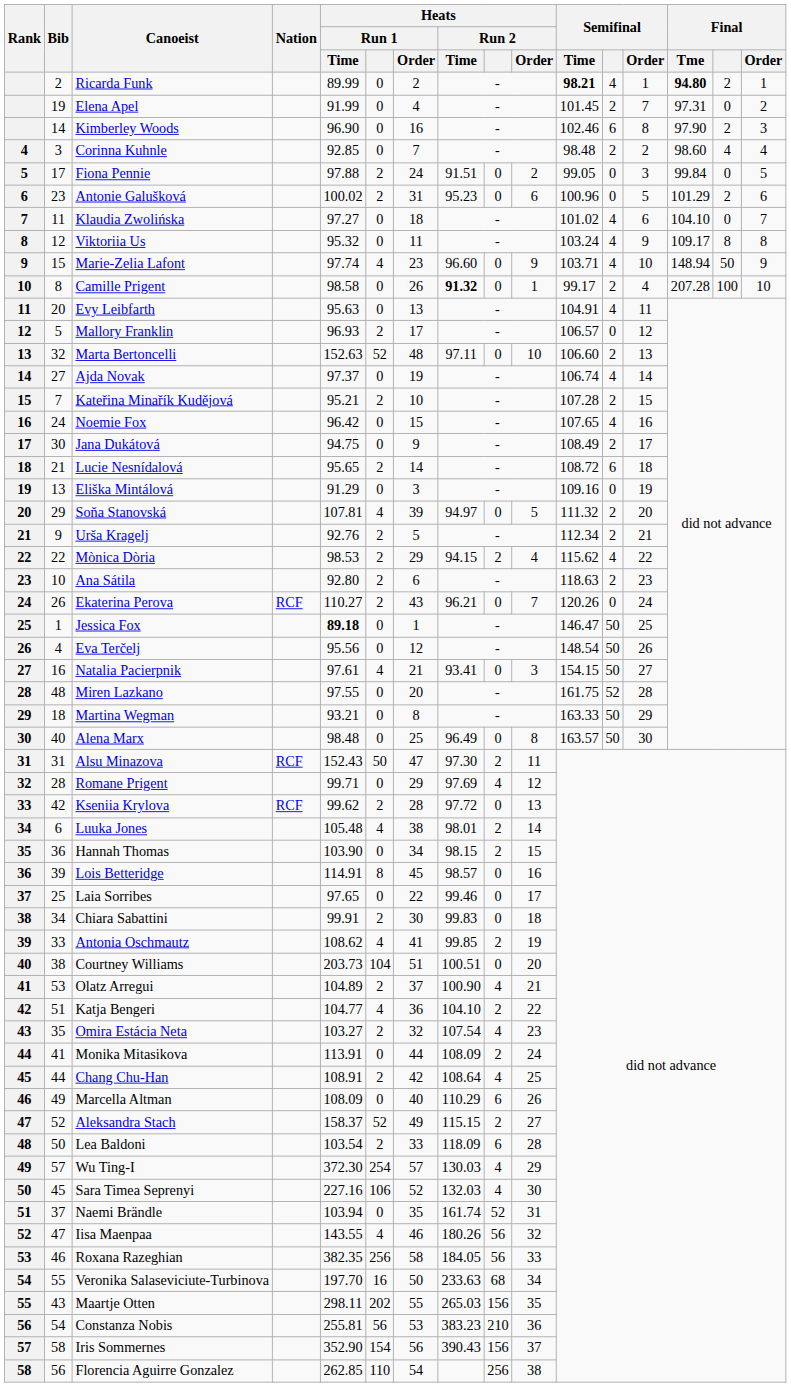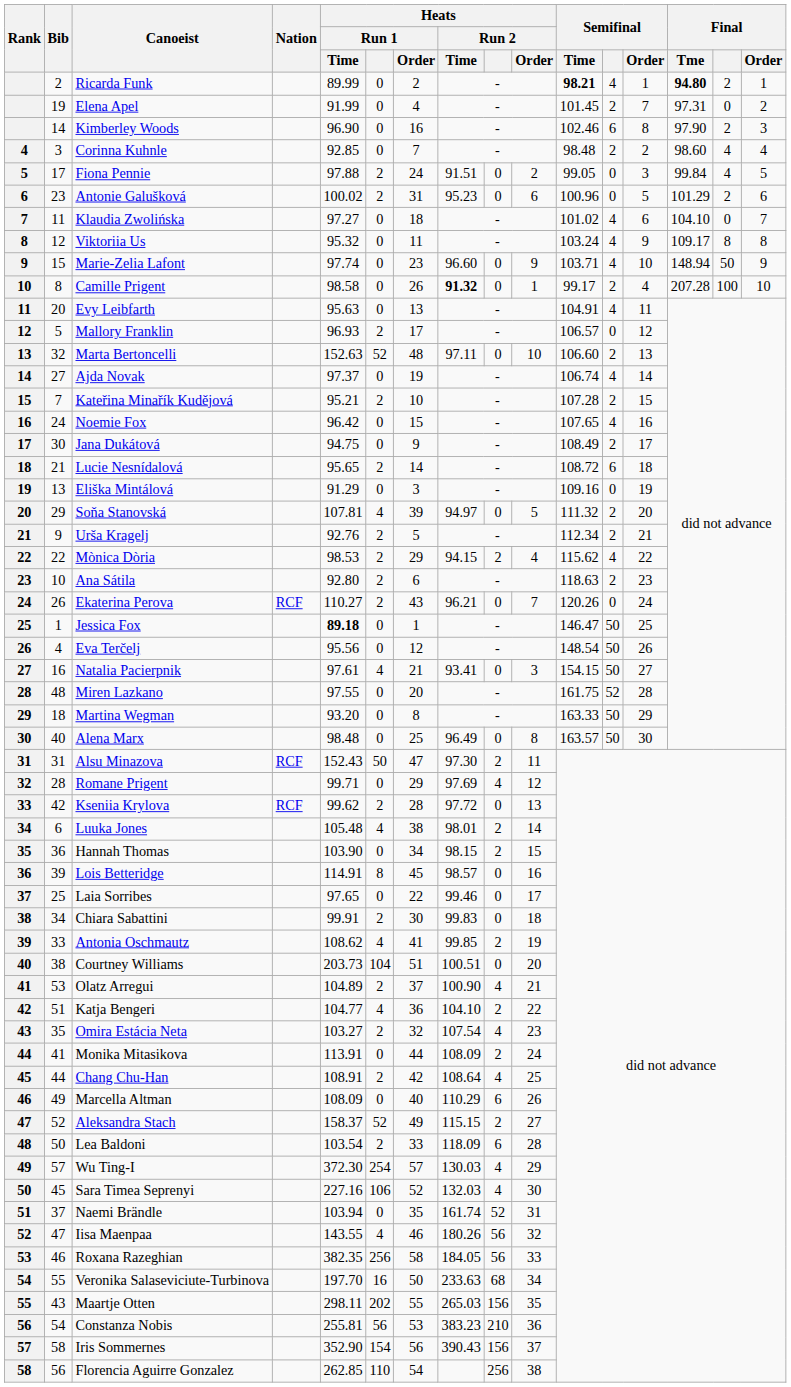(727, 173) 0 -> (727, 173) 4
(380, 264) 4 -> (380, 264) 0
(343, 715) 93.21 -> (343, 715) 93.20
